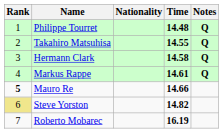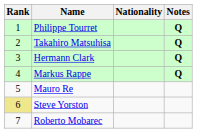- column: (178, 12)
(18, 89) bold -> (18, 89) normal
